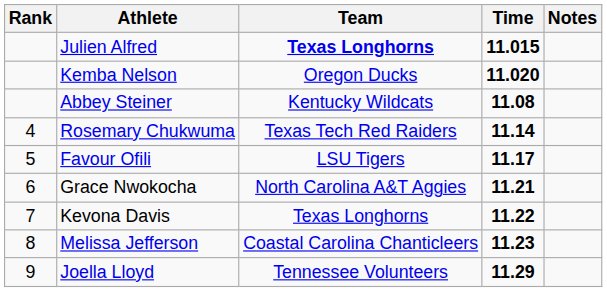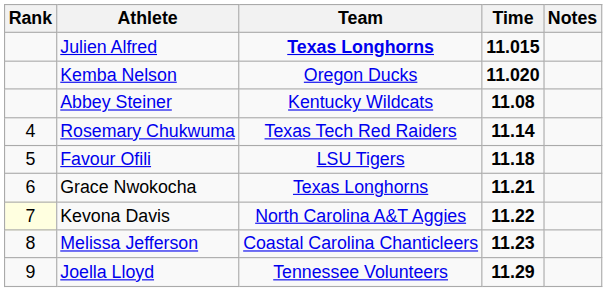(513, 159) 11.17 -> (513, 159) 11.18
(361, 187) North Carolina A&T Aggies -> (361, 187) Texas Longhorns
(30, 215) no background -> (30, 215) lightyellow background
(361, 215) Texas Longhorns -> (361, 215) North Carolina A&T Aggies
